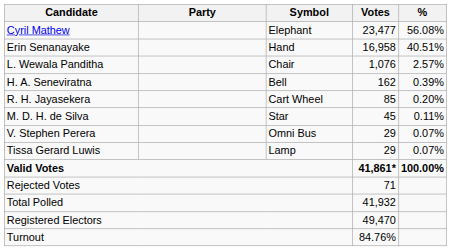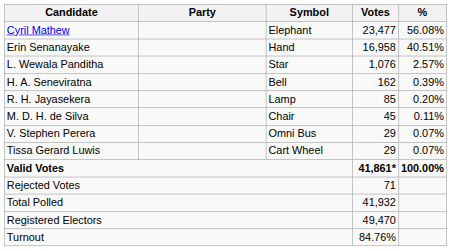(281, 64) Chair -> (278, 64) Star
(296, 99) Cart Wheel -> (282, 99) Lamp
(278, 116) Star -> (281, 116) Chair
(282, 151) Lamp -> (296, 151) Cart Wheel
